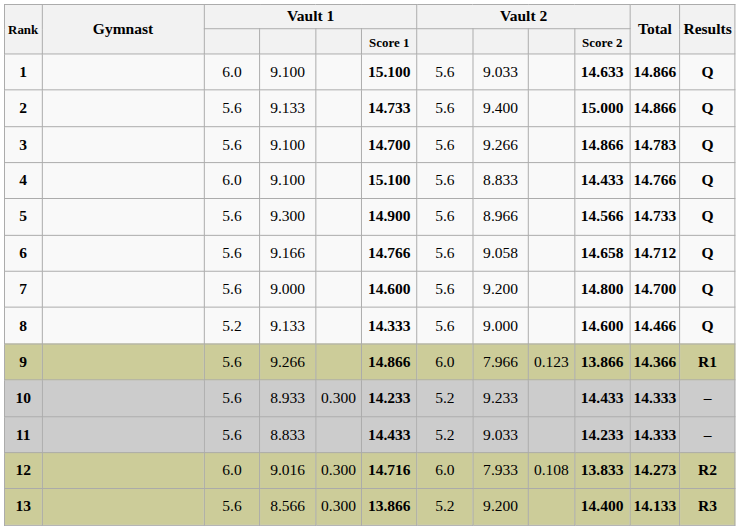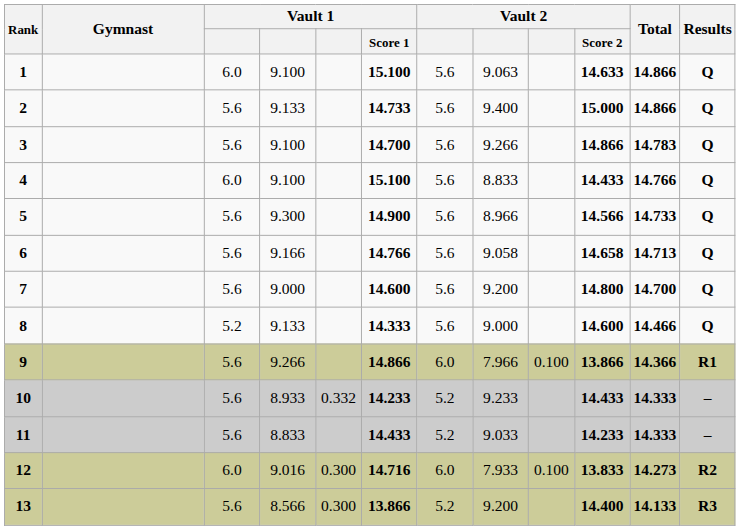(501, 71) 9.033 -> (501, 71) 9.063
(655, 253) 14.712 -> (655, 253) 14.713
(551, 361) 0.123 -> (551, 361) 0.100
(338, 398) 0.300 -> (338, 398) 0.332
(551, 470) 0.108 -> (551, 470) 0.100
